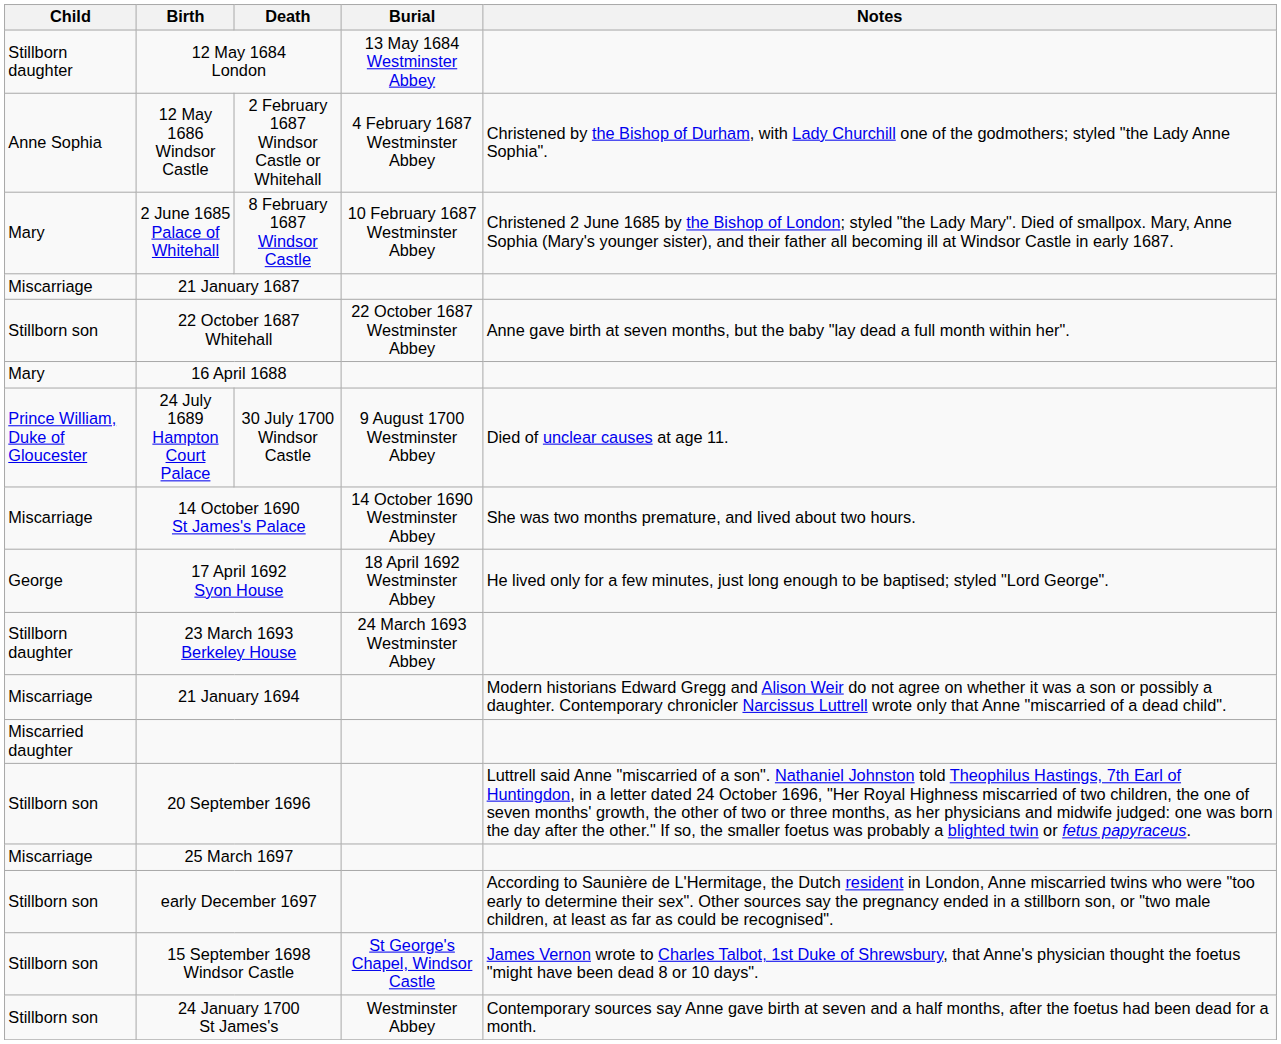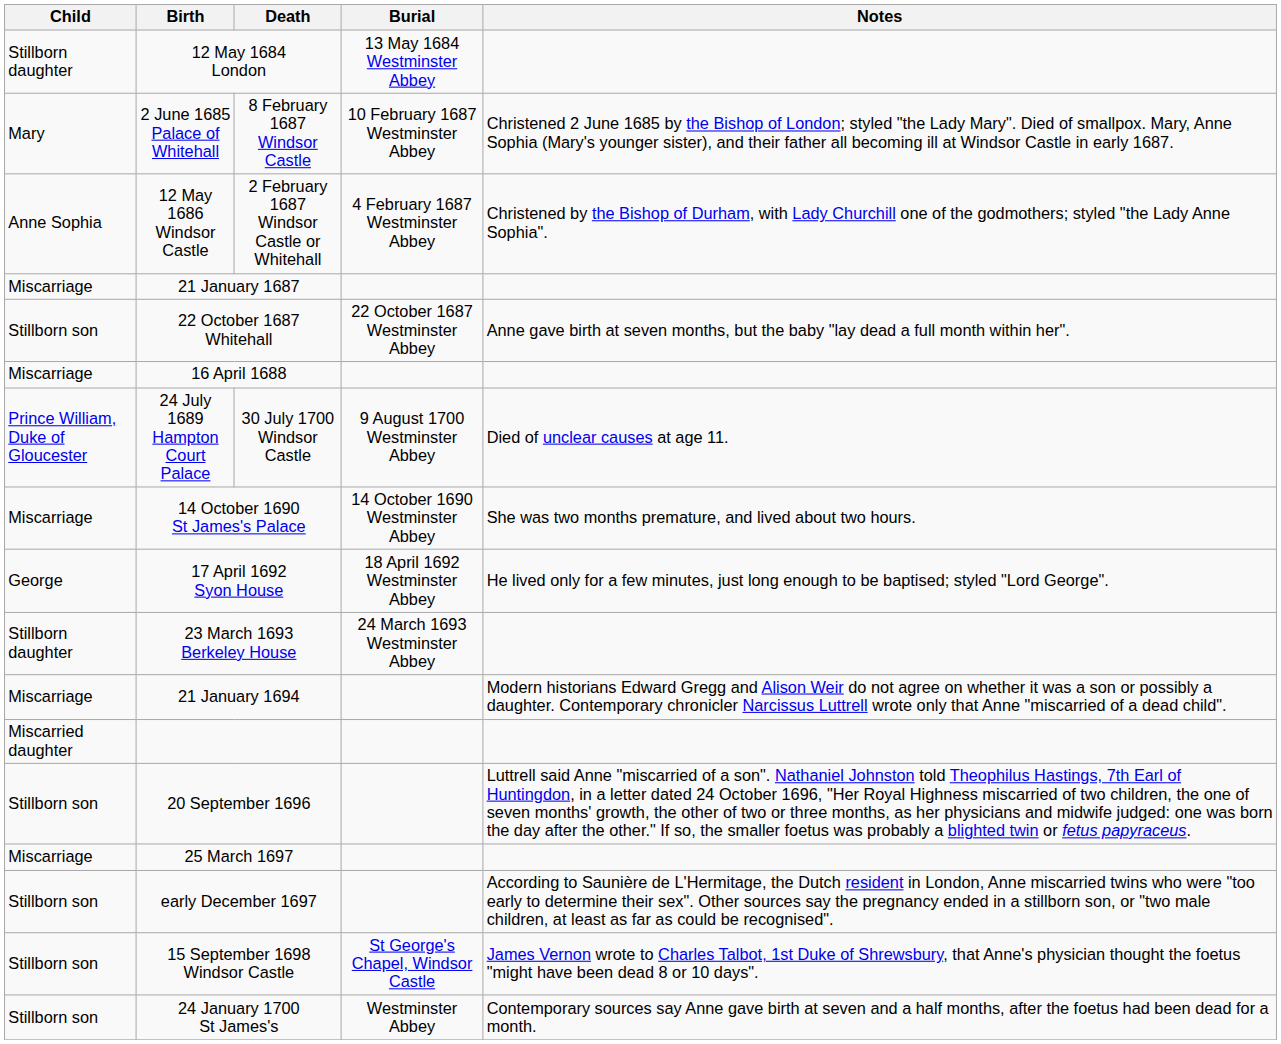rows swapped: (185, 232) <-> (185, 142)
(26, 374) Mary -> (50, 374) Miscarriage
